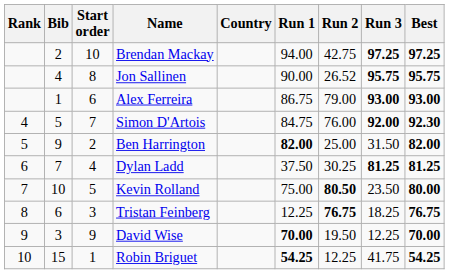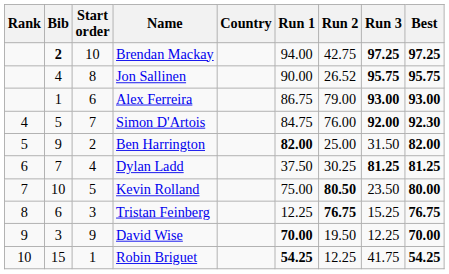(58, 54) normal -> (58, 54) bold
(383, 212) 18.25 -> (383, 212) 15.25
